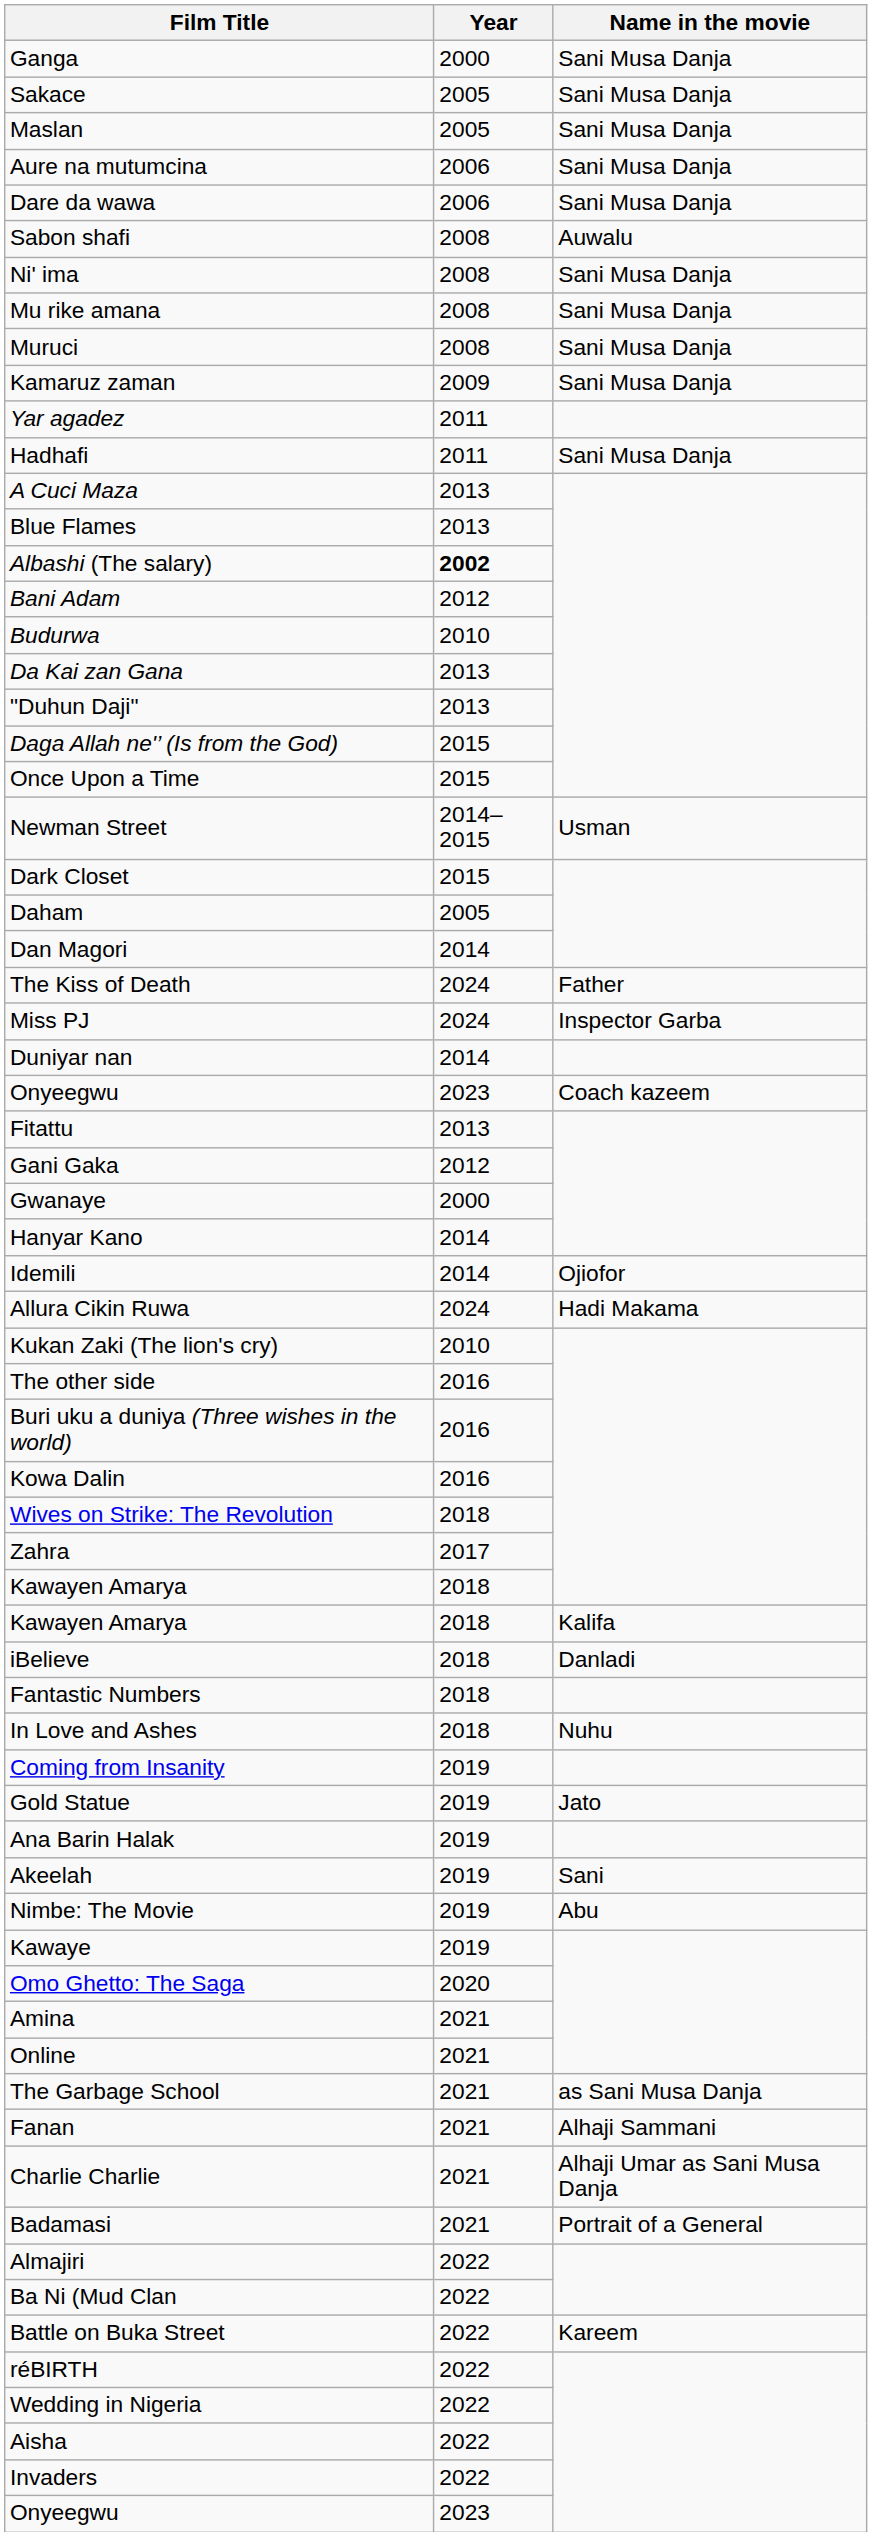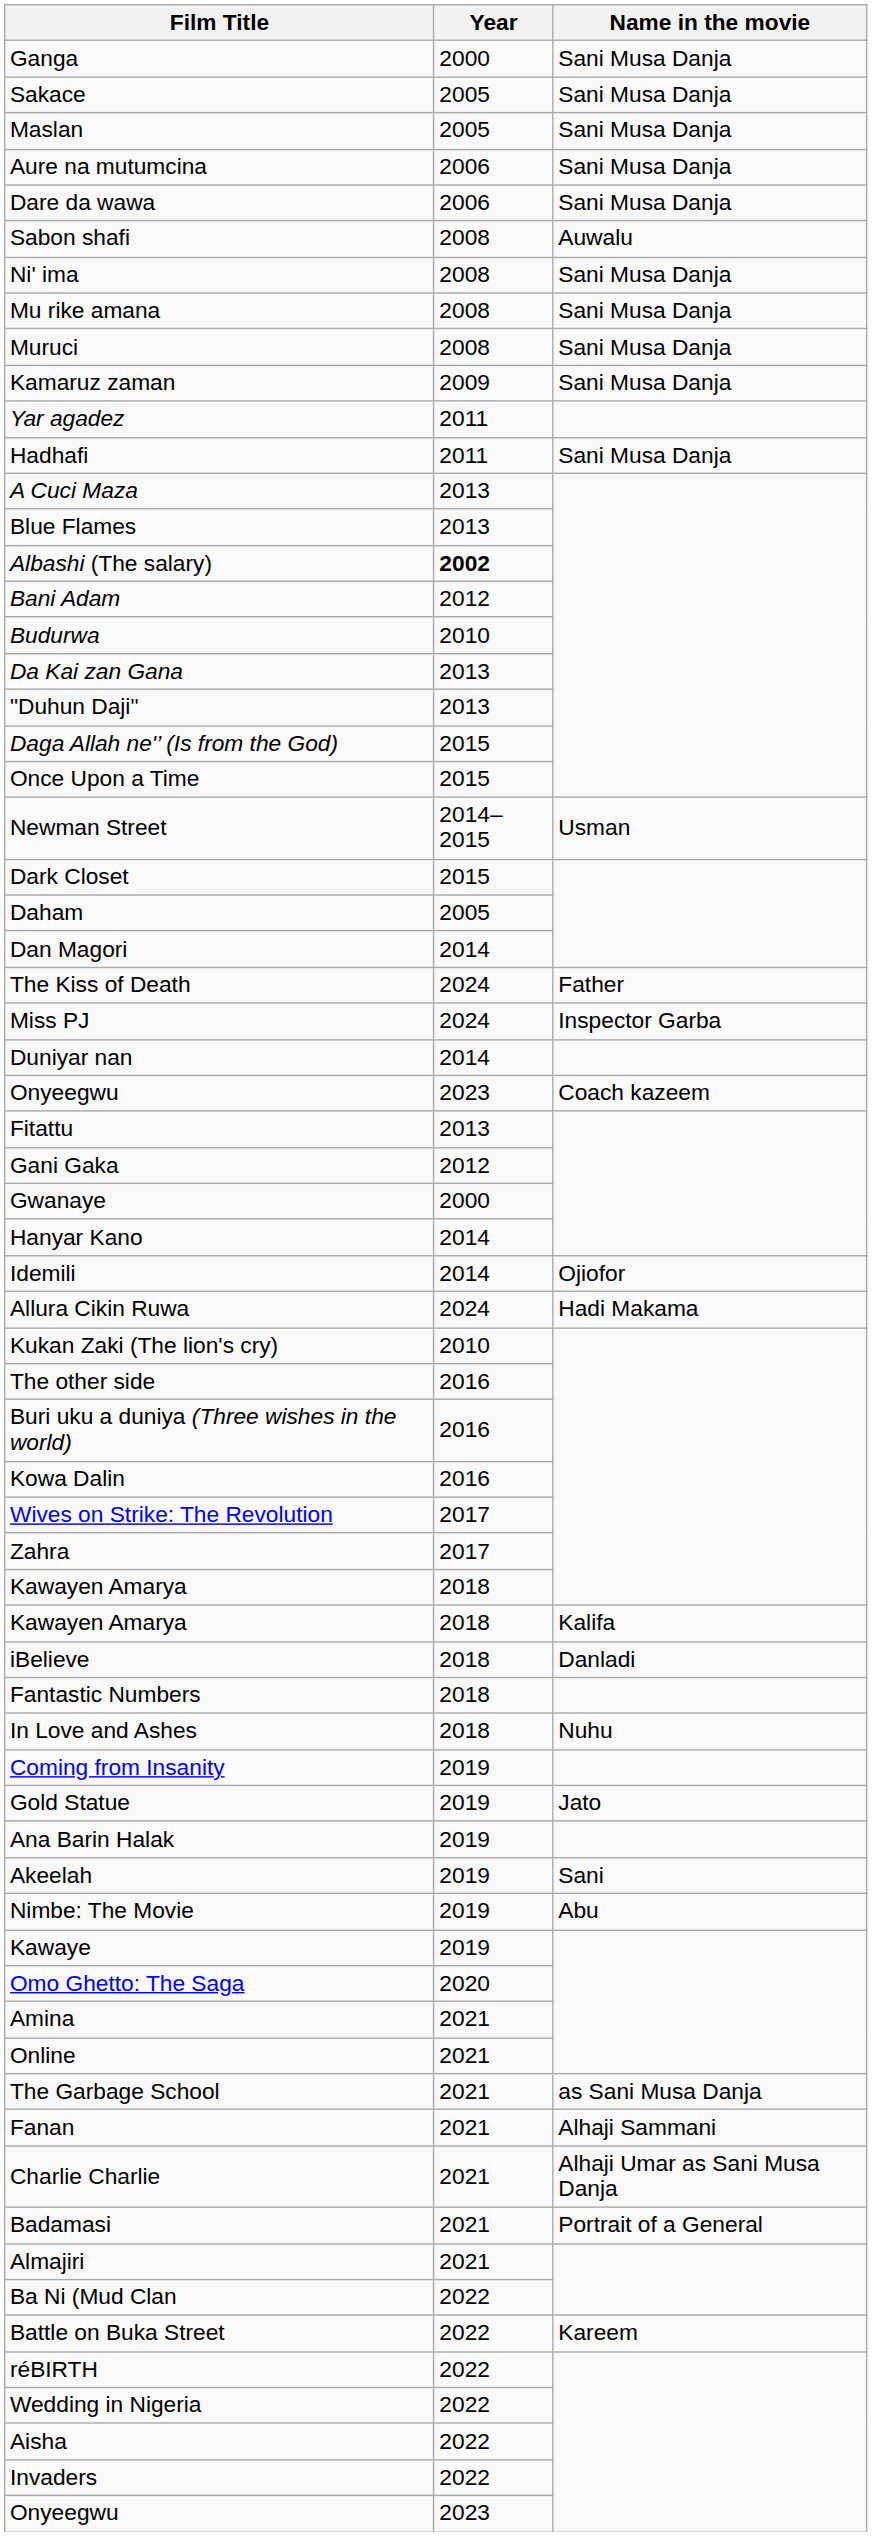(465, 1514) 2018 -> (465, 1514) 2017
(465, 2261) 2022 -> (465, 2261) 2021
